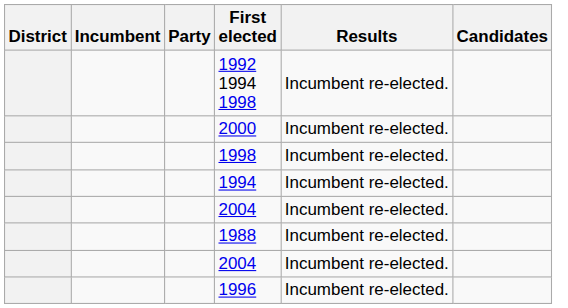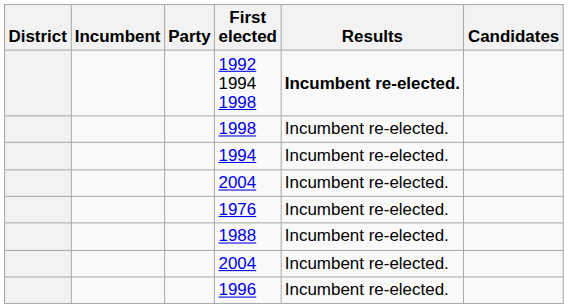(367, 83) normal -> (372, 83) bold
- row: (38, 129)
+ row: (38, 210)
